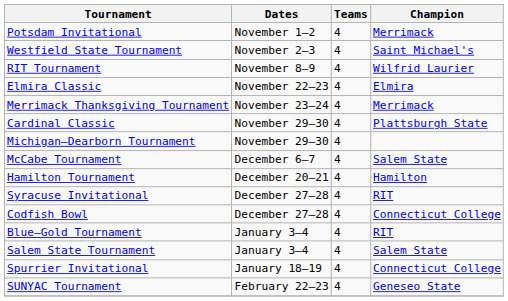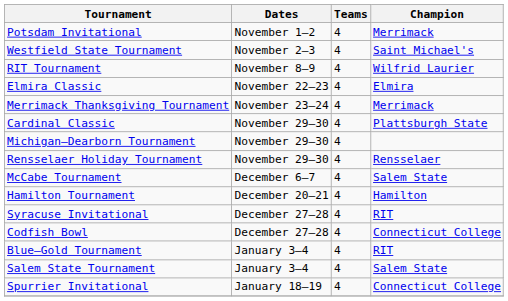+ row: (105, 159)
- row: (64, 287)
